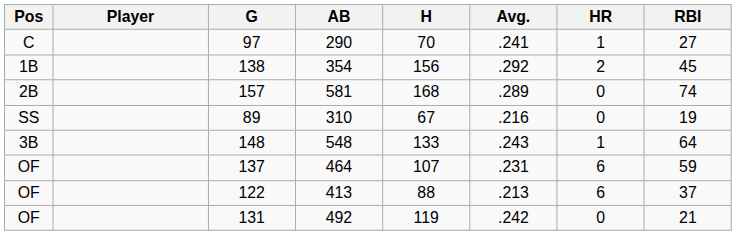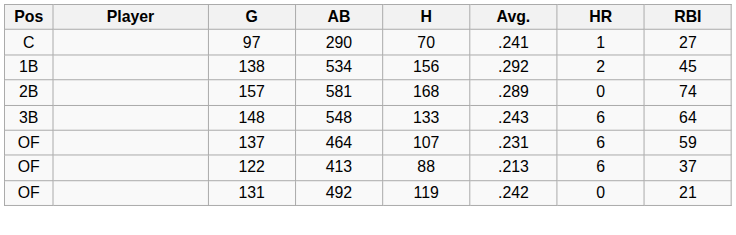(339, 67) 354 -> (339, 67) 534
- row: (252, 117)
(601, 142) 1 -> (601, 117) 6
